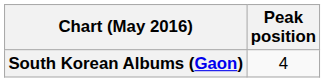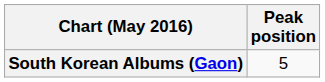(283, 63) 4 -> (283, 63) 5
